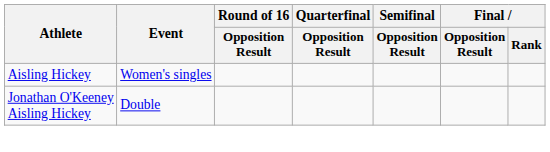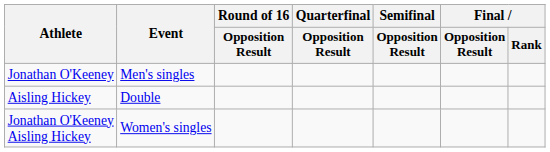+ row: (61, 75)
(166, 75) Women's singles -> (140, 97) Double
(140, 105) Double -> (166, 128) Women's singles
